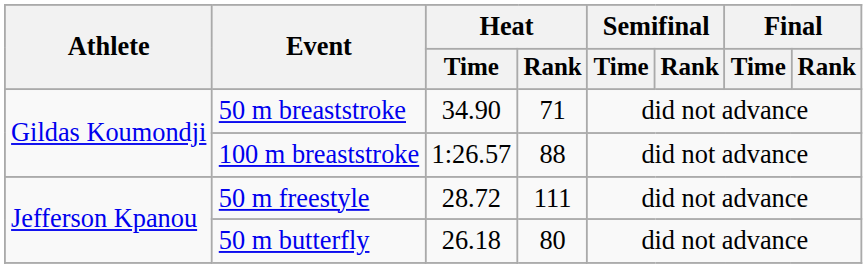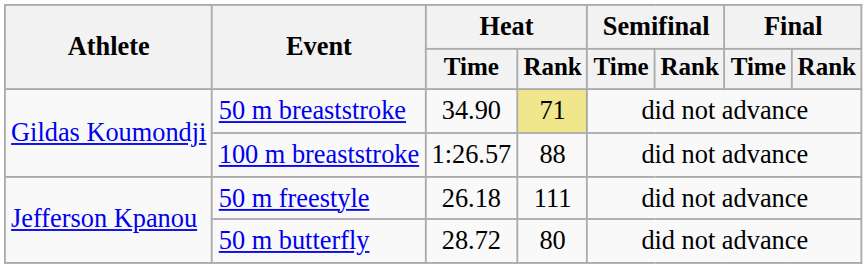(553, 111) no background -> (553, 111) khaki background
(471, 198) 28.72 -> (471, 198) 26.18
(471, 241) 26.18 -> (471, 241) 28.72
